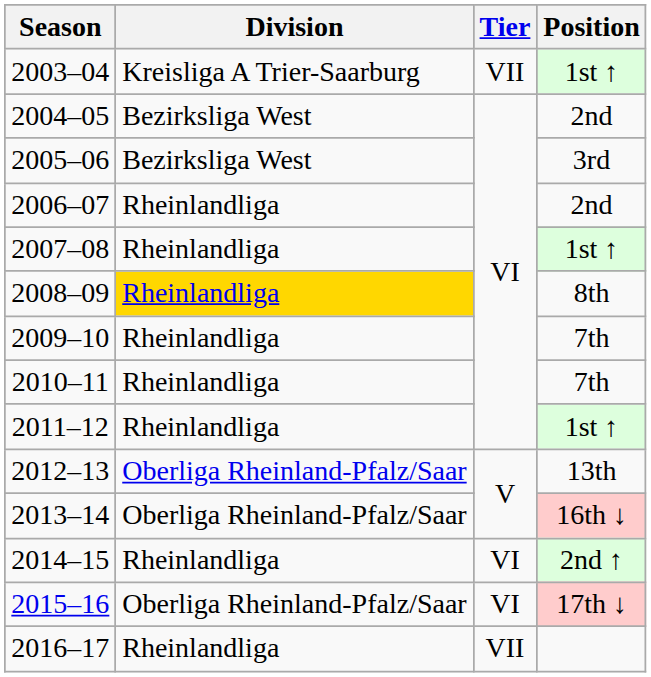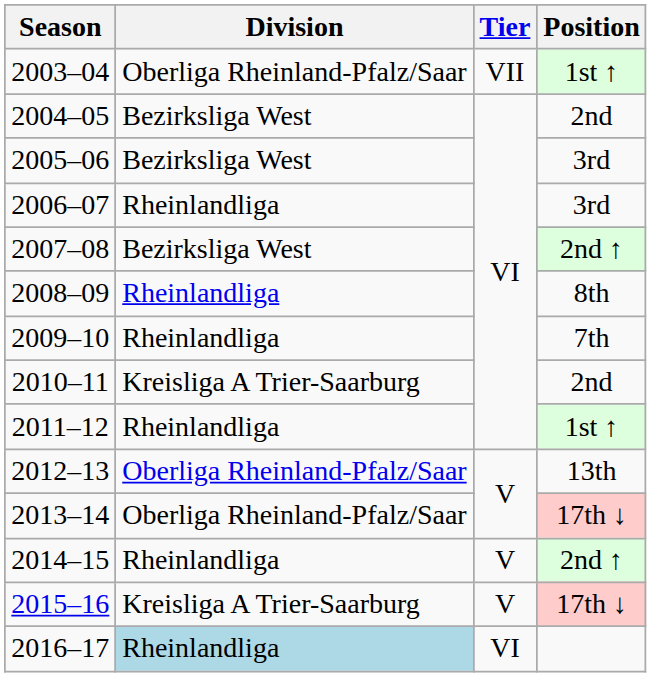(271, 71) Kreisliga A Trier-Saarburg -> (294, 71) Oberliga Rheinland-Pfalz/Saar
(592, 204) 2nd -> (592, 204) 3rd
(201, 248) Rheinlandliga -> (217, 248) Bezirksliga West
(592, 248) 1st ↑ -> (592, 248) 2nd ↑
(201, 293) gold background -> (201, 293) no background
(201, 381) Rheinlandliga -> (271, 381) Kreisliga A Trier-Saarburg
(592, 381) 7th -> (592, 381) 2nd
(592, 515) 16th ↓ -> (592, 515) 17th ↓
(505, 559) VI -> (505, 559) V
(294, 603) Oberliga Rheinland-Pfalz/Saar -> (271, 603) Kreisliga A Trier-Saarburg
(505, 603) VI -> (505, 603) V
(201, 648) no background -> (201, 648) lightblue background
(505, 648) VII -> (505, 648) VI
